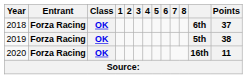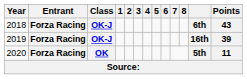(102, 25) OK -> (102, 25) OK-J
(226, 25) 37 -> (226, 25) 43
(102, 39) OK -> (102, 39) OK-J
(200, 39) 5th -> (200, 39) 16th
(226, 39) 38 -> (226, 39) 39
(200, 53) 16th -> (200, 53) 5th
